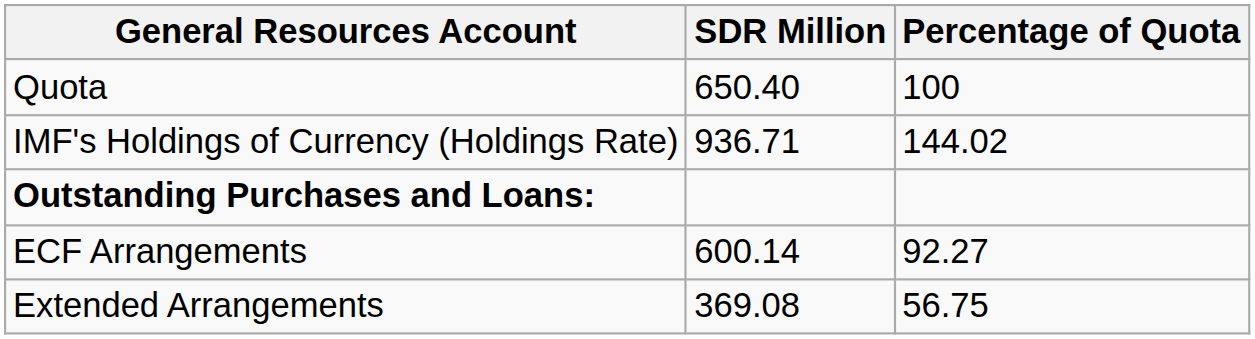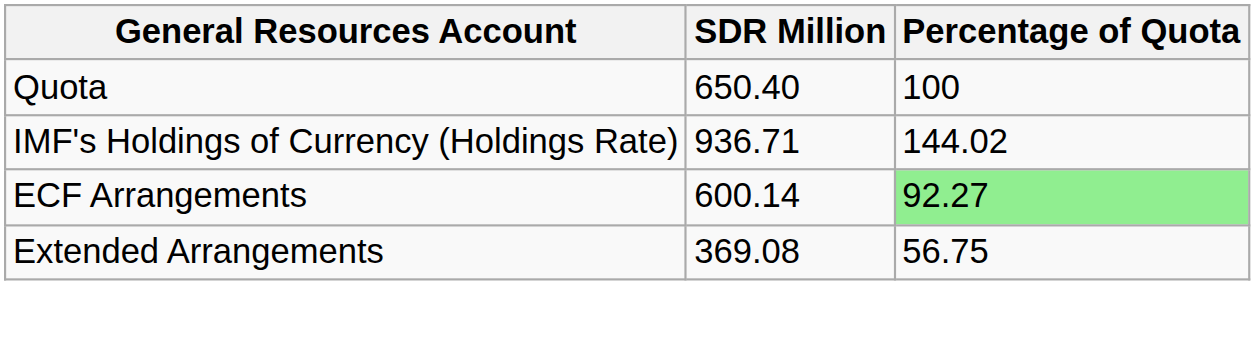- row: (304, 196)
(946, 251) no background -> (946, 196) lightgreen background
